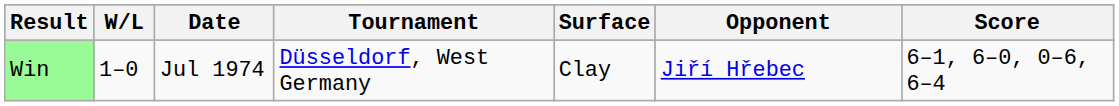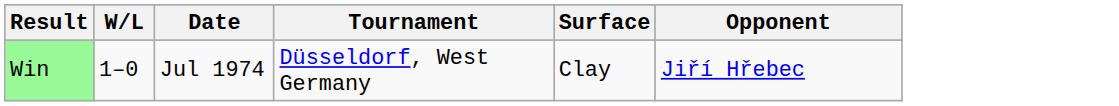- column: (1007, 23)
